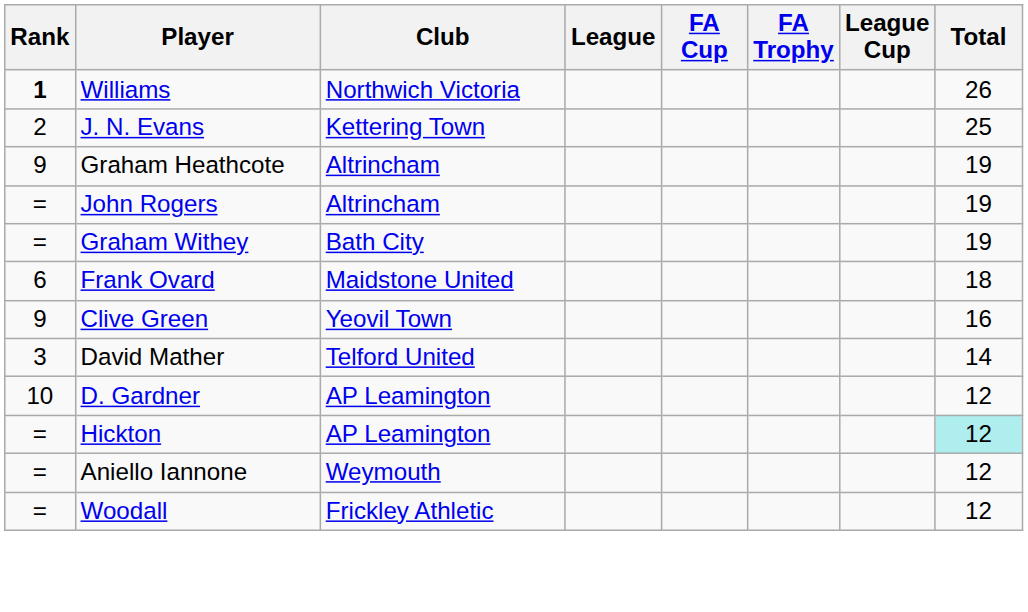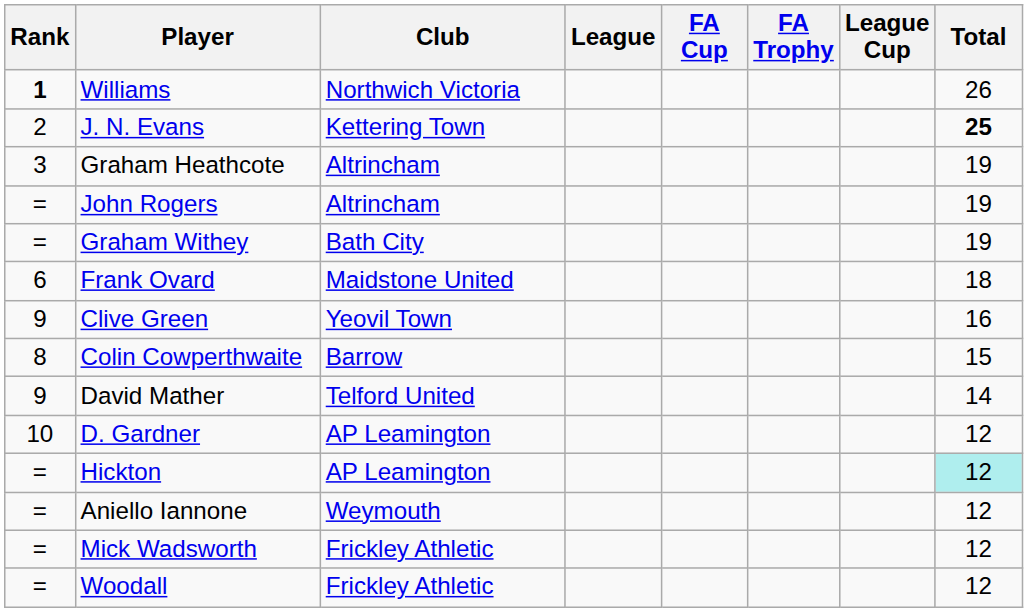(978, 127) normal -> (978, 127) bold
(40, 165) 9 -> (40, 165) 3
+ row: (191, 357)
(40, 357) 3 -> (40, 395) 9
+ row: (169, 548)
